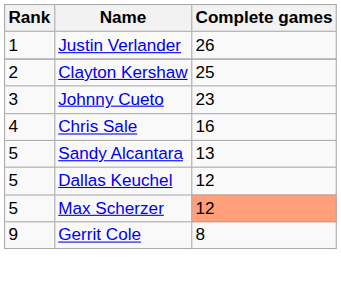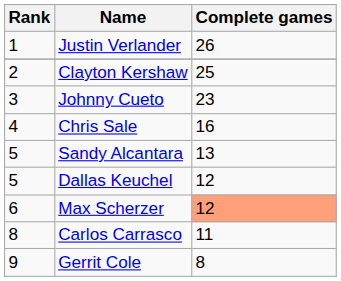(13, 208) 5 -> (13, 208) 6
+ row: (120, 235)
